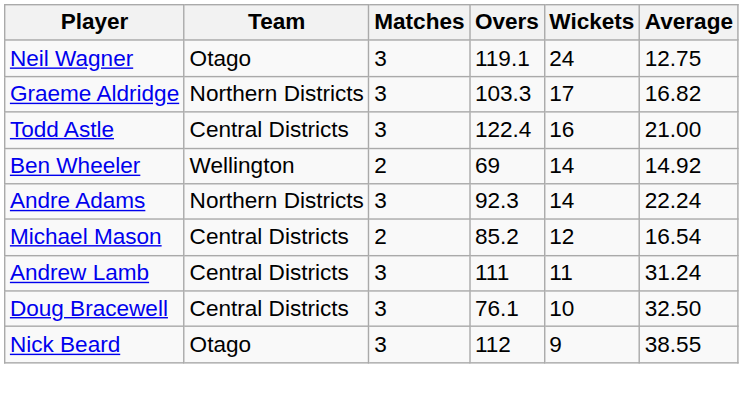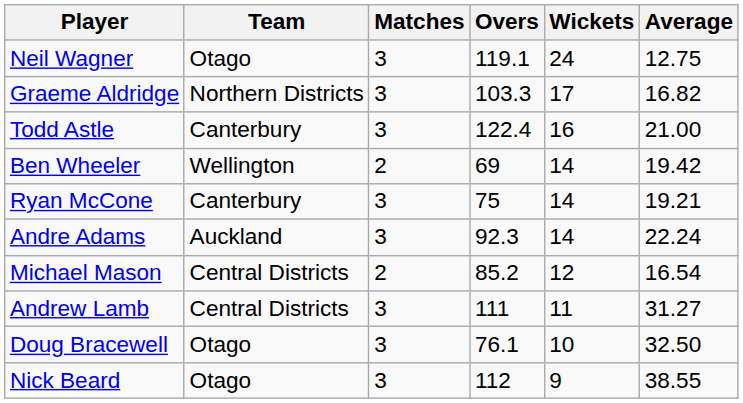(269, 129) Central Districts -> (245, 129) Canterbury
(673, 165) 14.92 -> (673, 165) 19.42
+ row: (81, 201)
(277, 201) Northern Districts -> (236, 237) Auckland
(673, 272) 31.24 -> (673, 308) 31.27
(269, 308) Central Districts -> (220, 344) Otago
